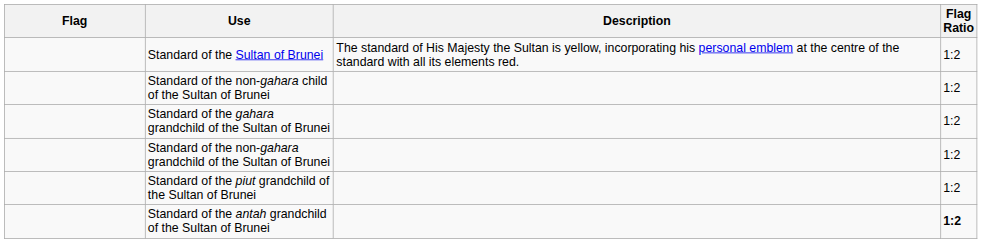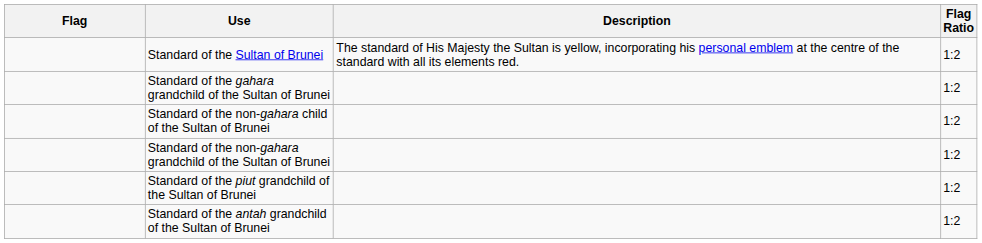rows swapped: (238, 87) <-> (239, 121)
(952, 221) bold -> (952, 221) normal
